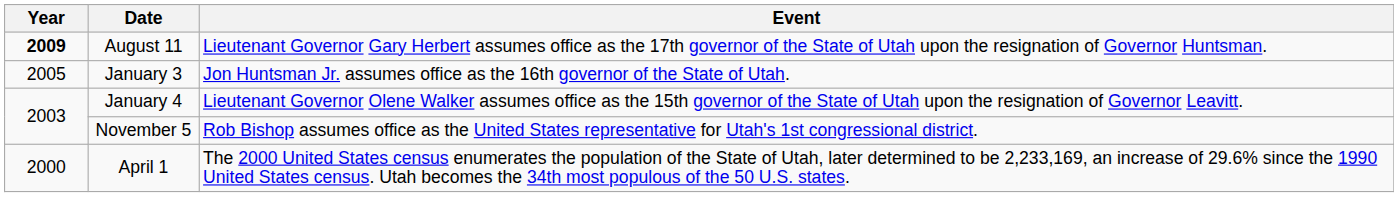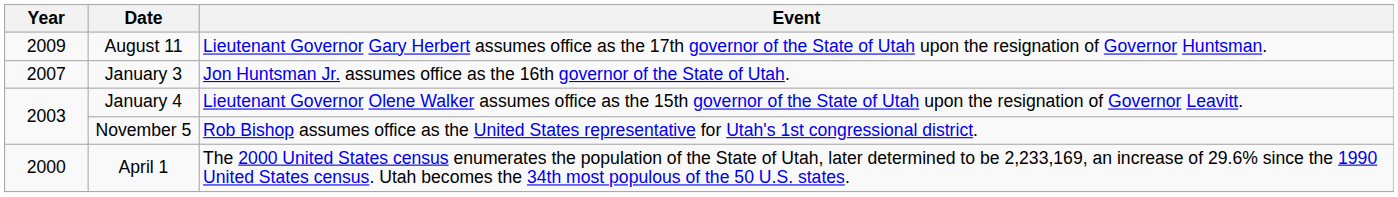(46, 46) bold -> (46, 46) normal
(46, 74) 2005 -> (46, 74) 2007
